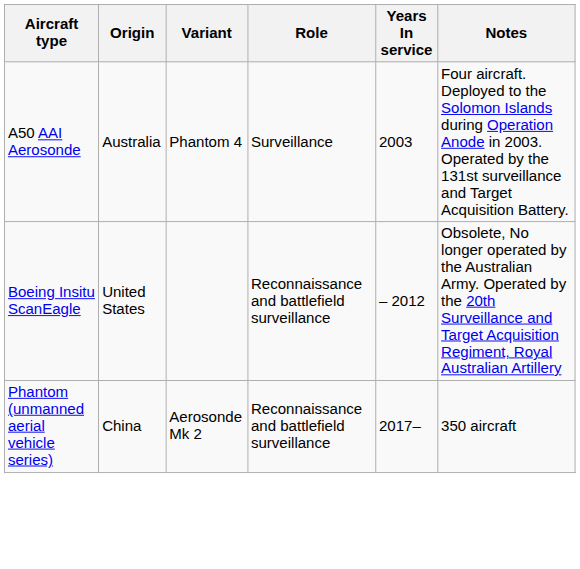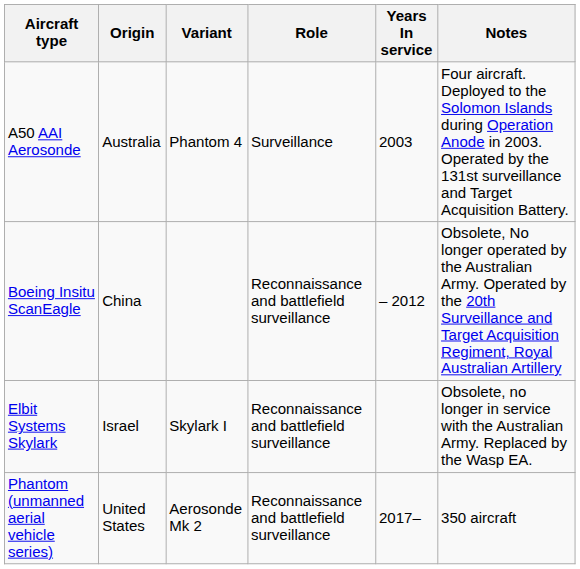(124, 301) United States -> (122, 301) China
+ row: (37, 426)
(122, 426) China -> (124, 517) United States
